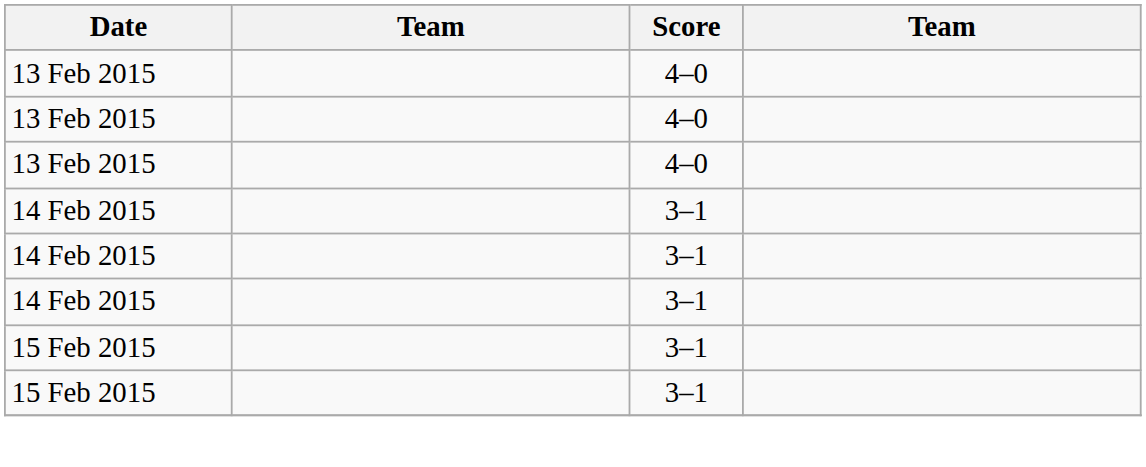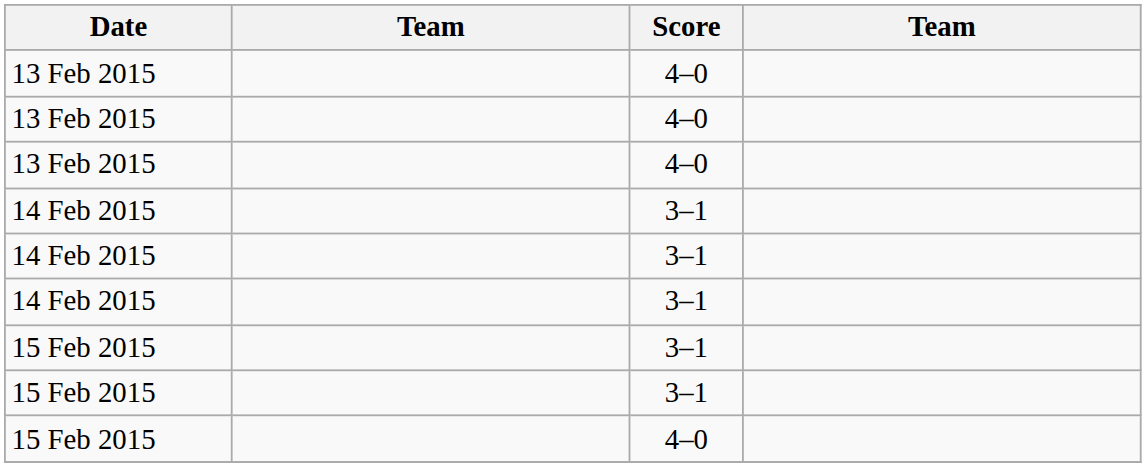+ row: (84, 438)
